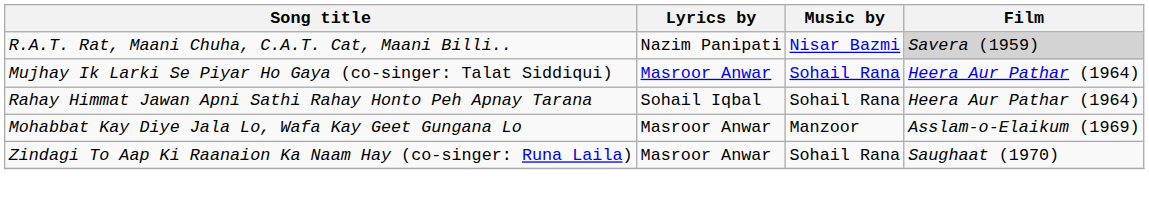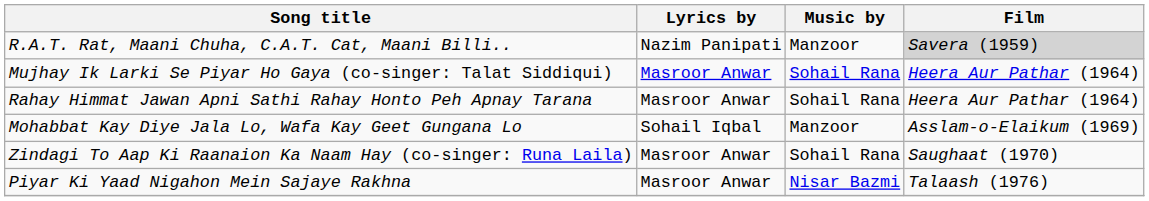(845, 46) Nisar Bazmi -> (825, 46) Manzoor
(701, 100) Sohail Iqbal -> (706, 100) Masroor Anwar
(706, 128) Masroor Anwar -> (701, 128) Sohail Iqbal
+ row: (210, 182)
